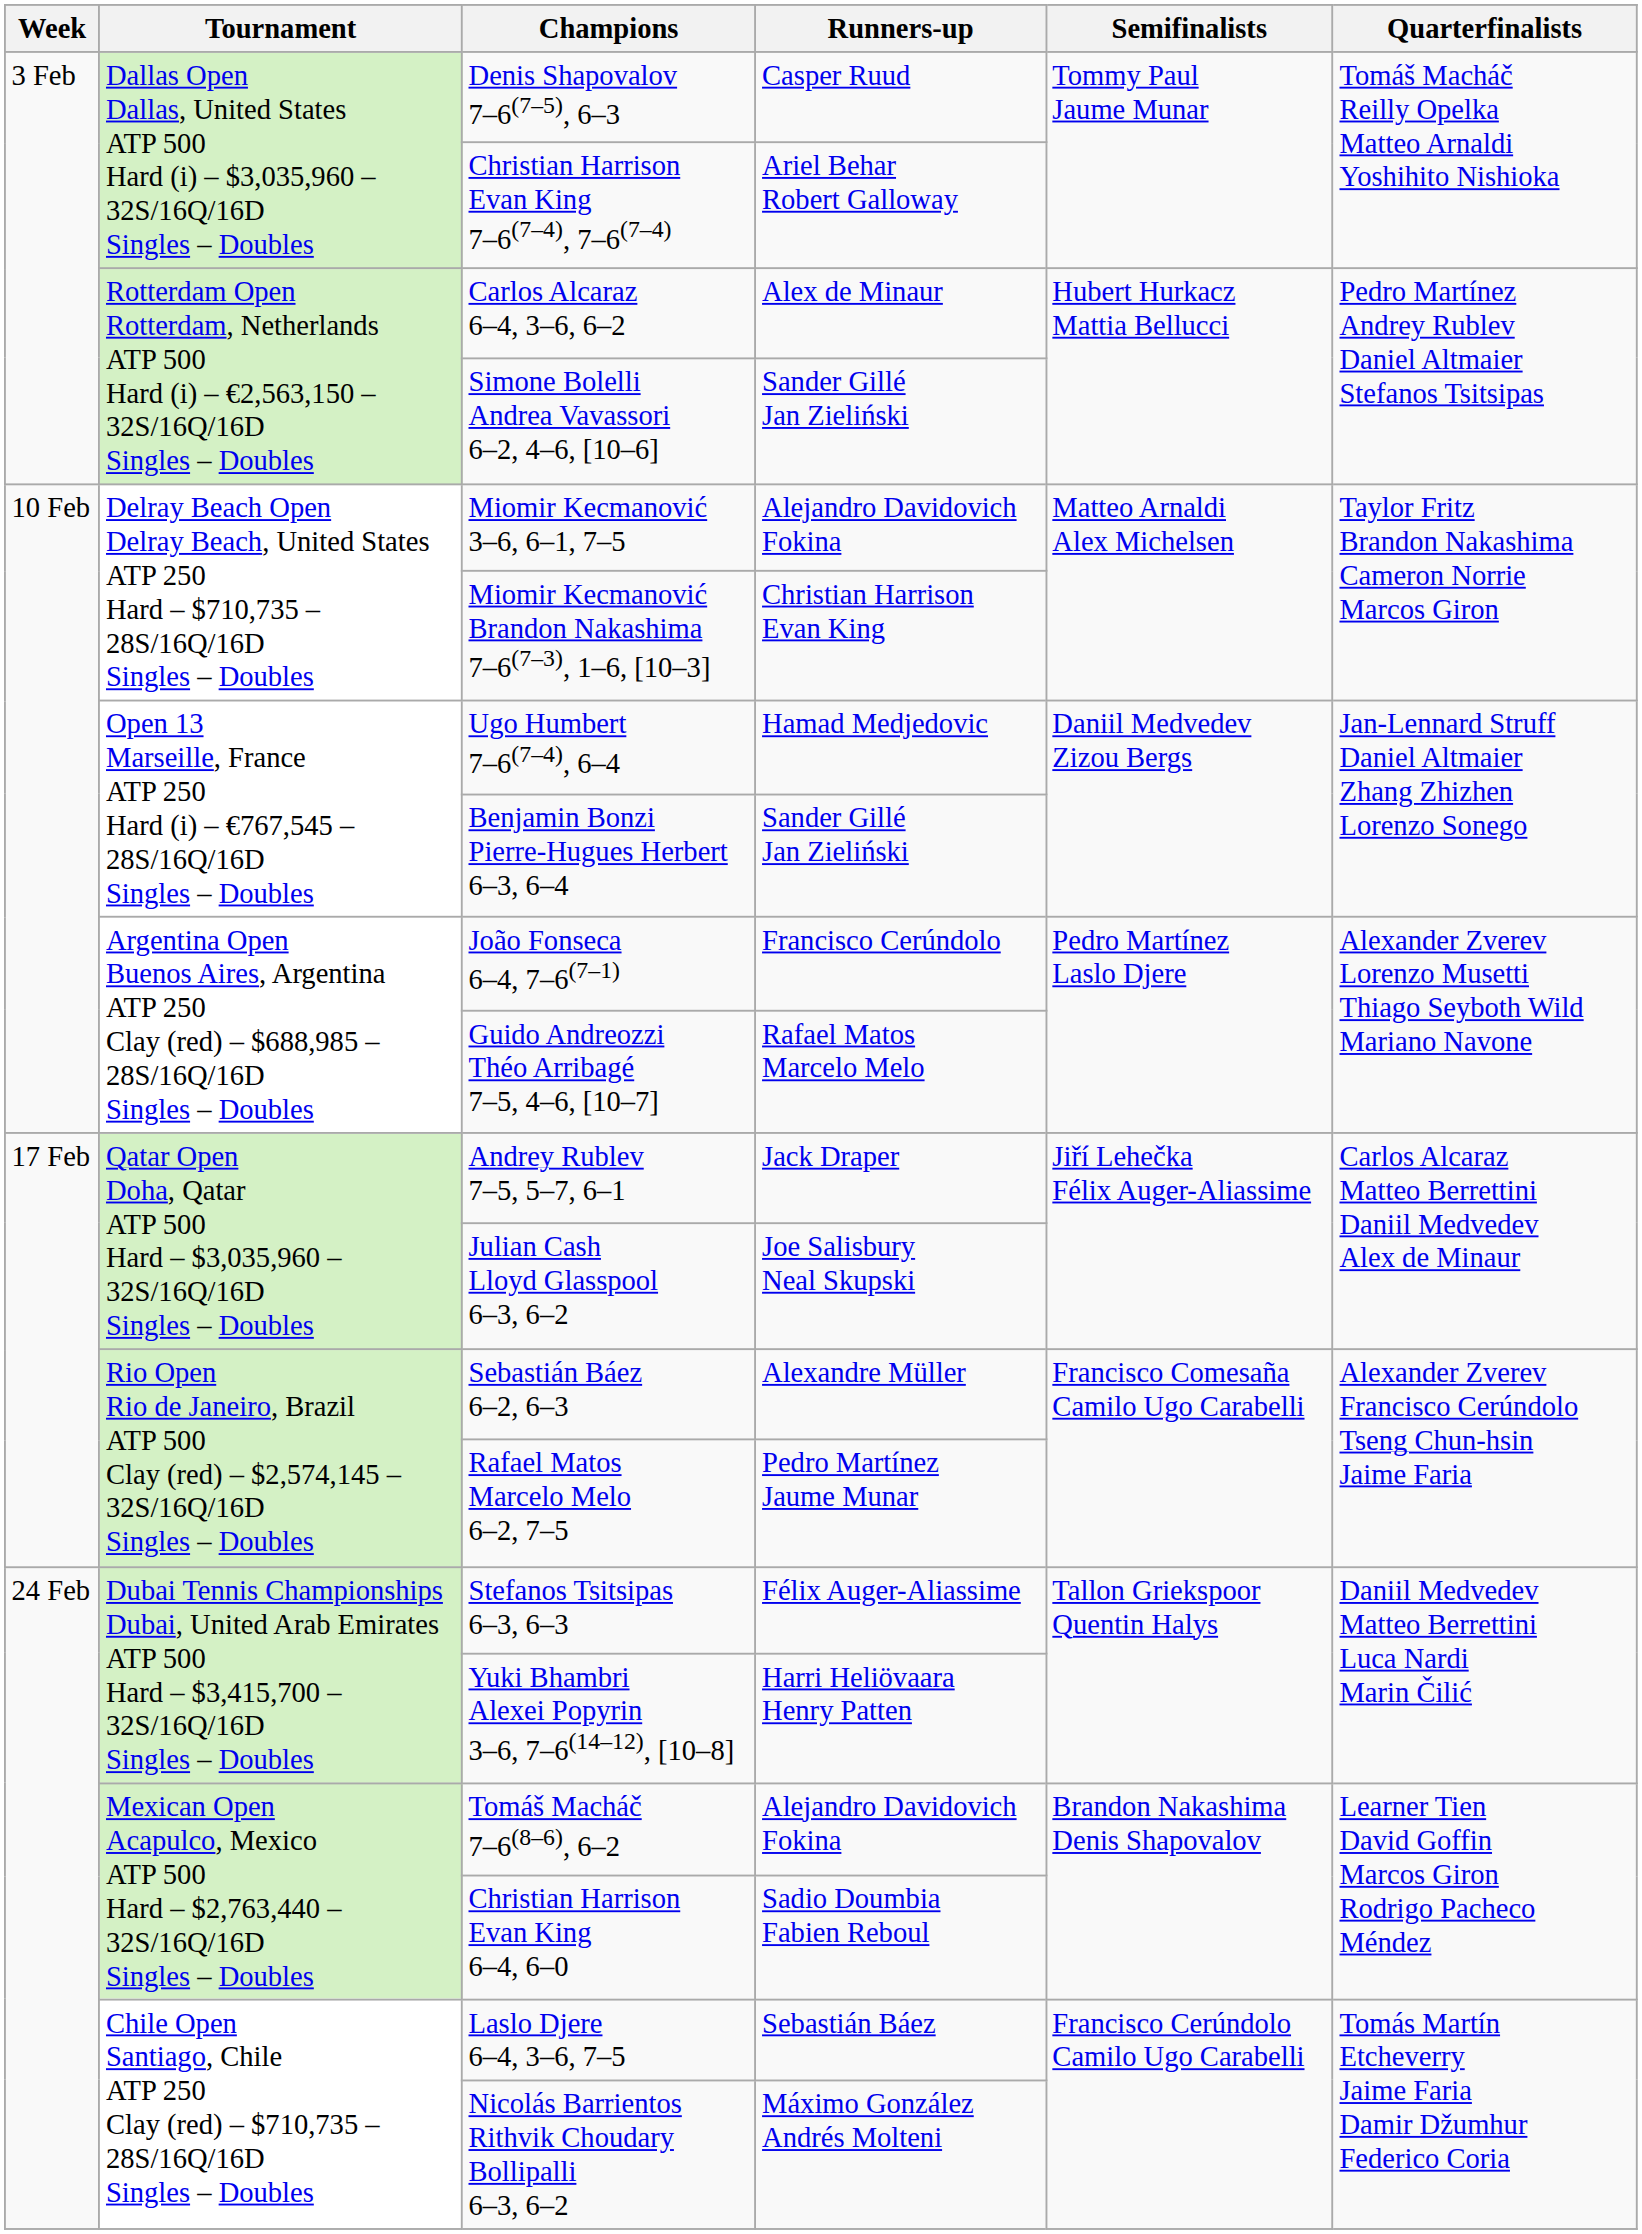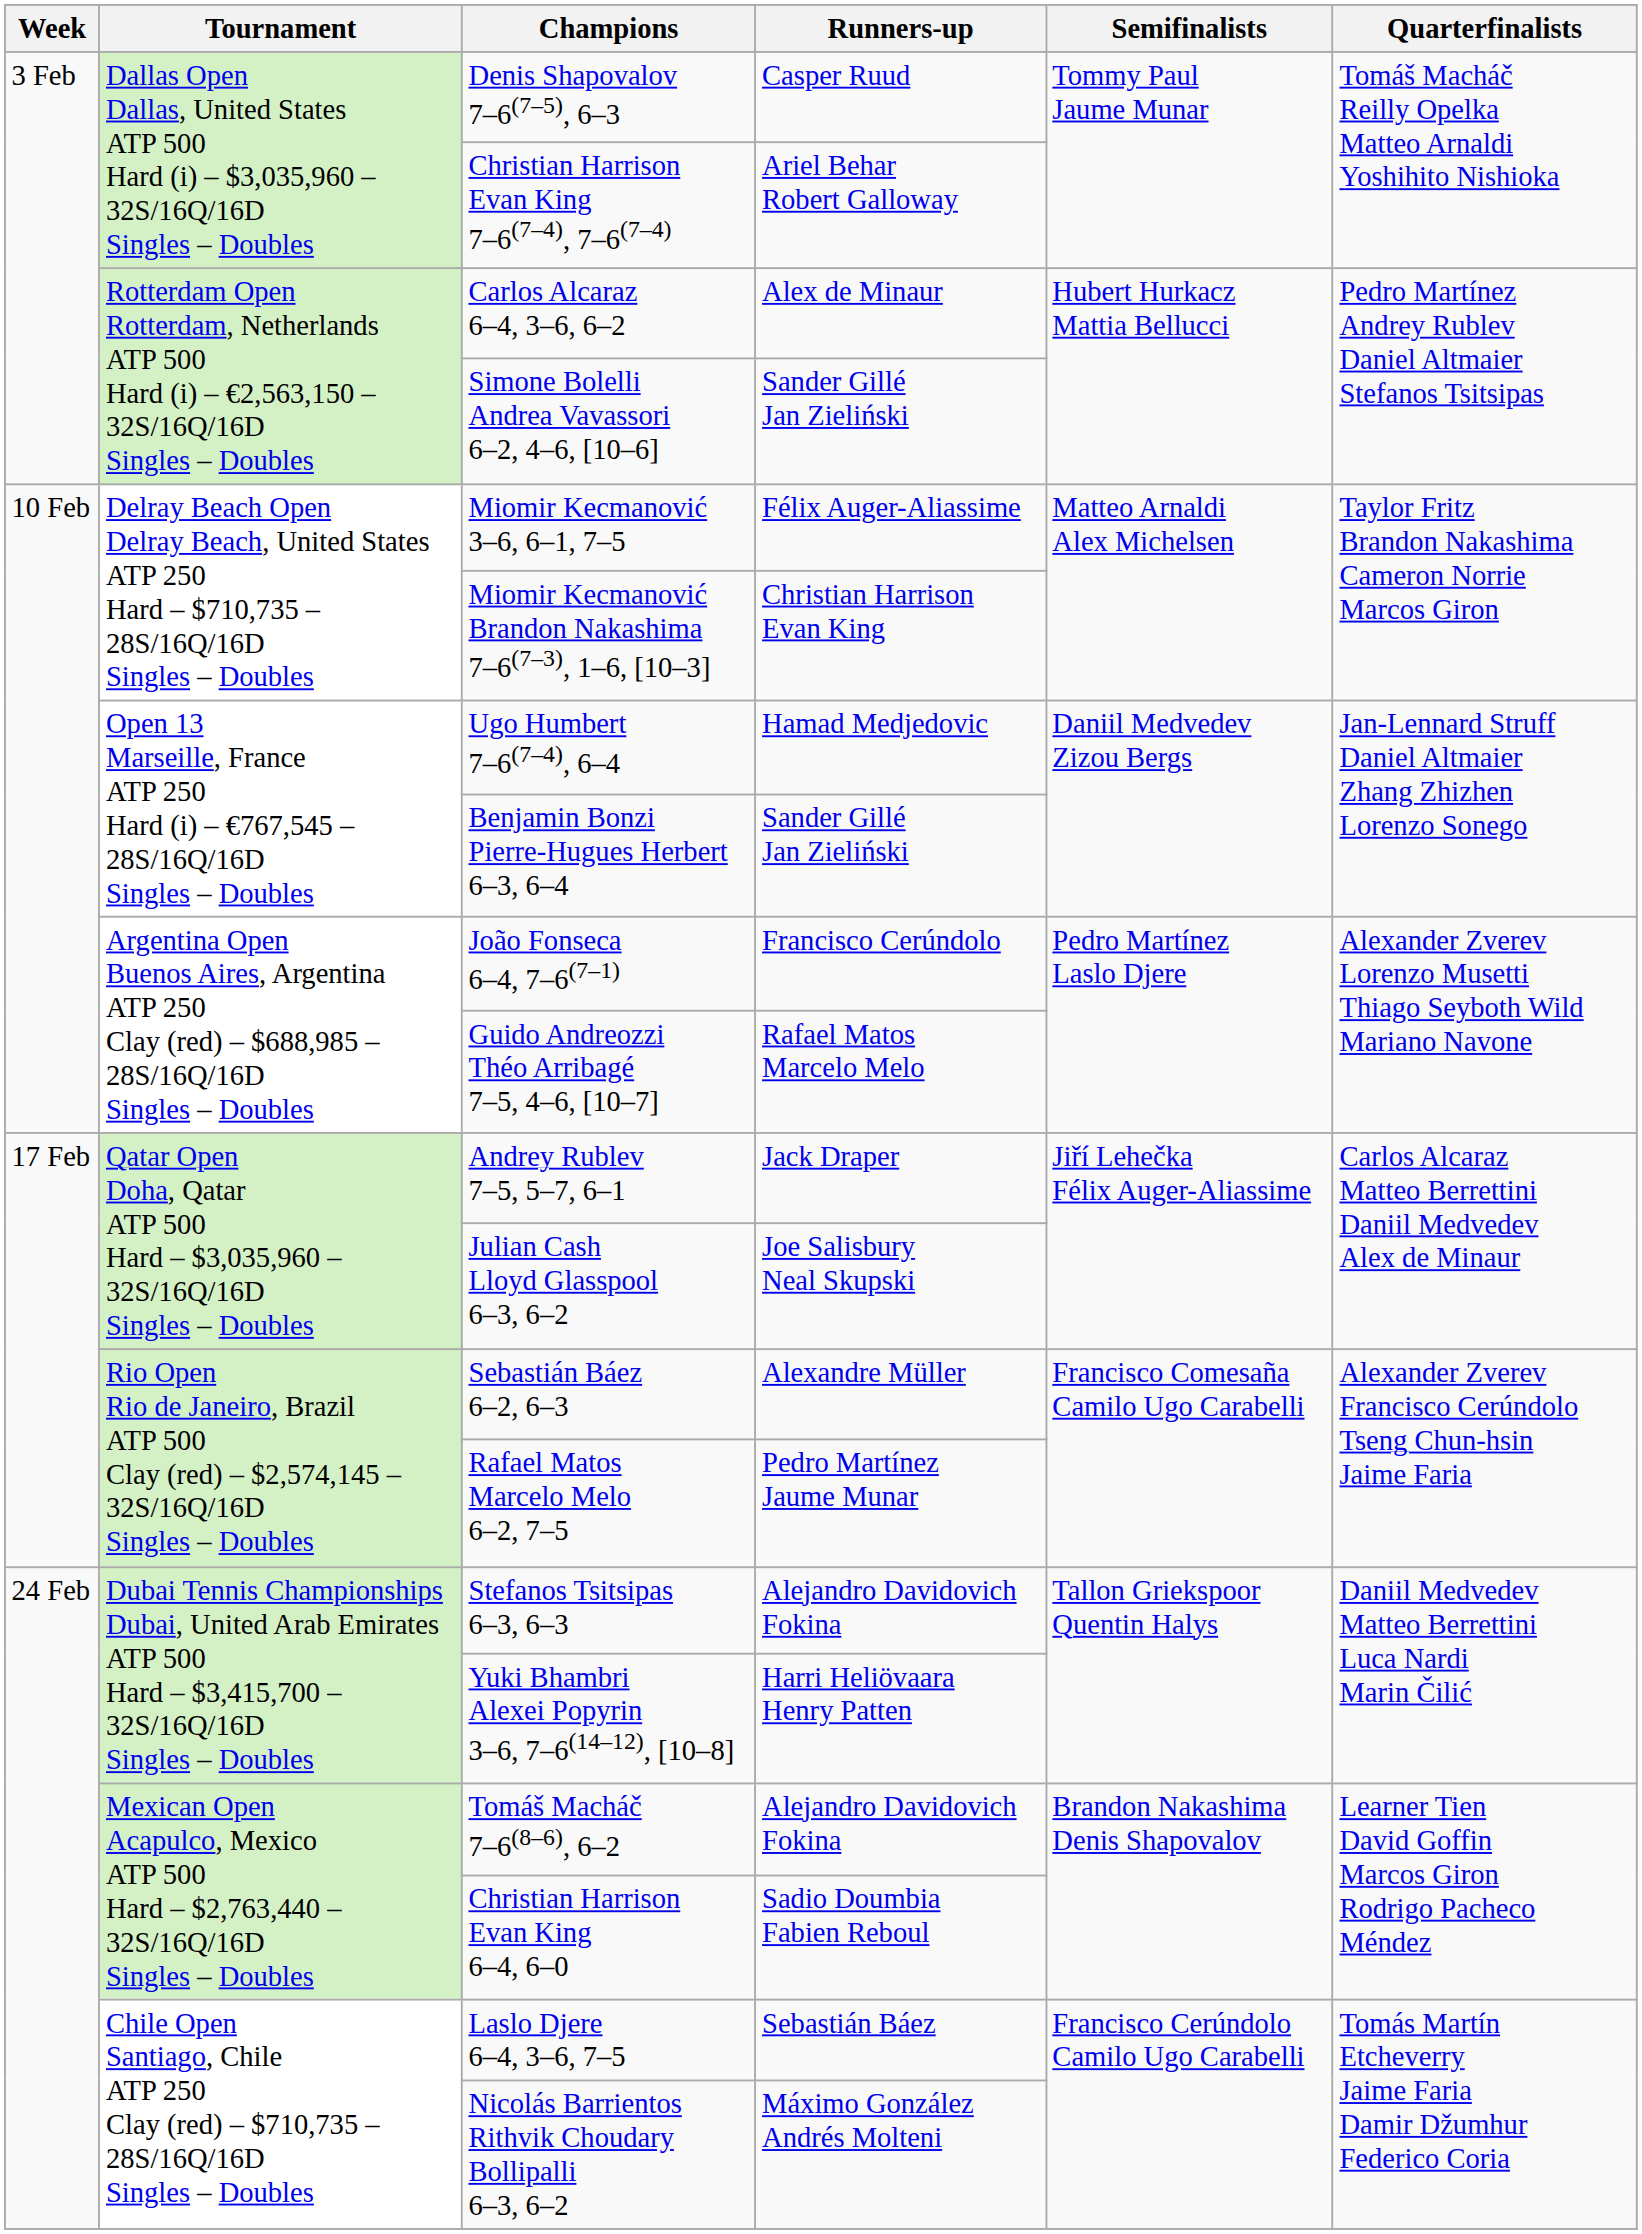(889, 524) Alejandro Davidovich Fokina -> (891, 507) Félix Auger-Aliassime
(891, 1589) Félix Auger-Aliassime -> (889, 1606) Alejandro Davidovich Fokina
